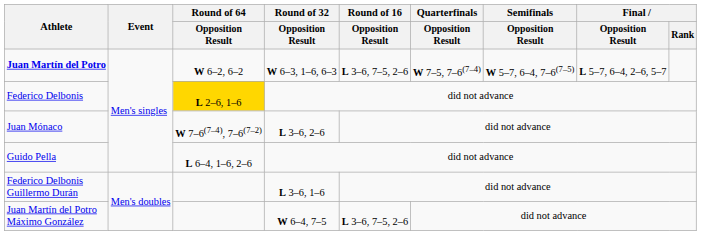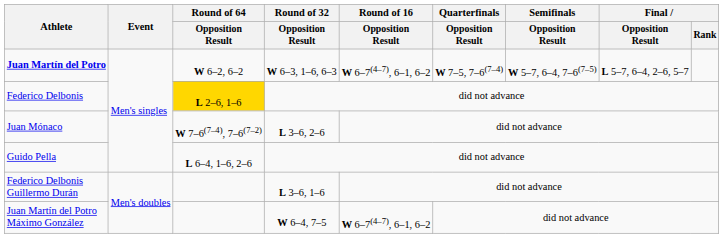(375, 71) L 3–6, 7–5, 2–6 -> (386, 71) W 6–7(4–7), 6–1, 6–2
(375, 222) L 3–6, 7–5, 2–6 -> (386, 224) W 6–7(4–7), 6–1, 6–2
